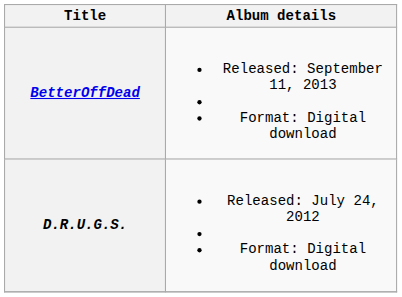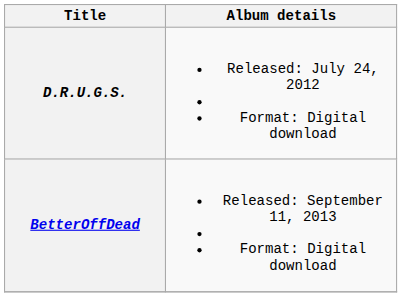rows swapped: (85, 225) <-> (85, 93)
